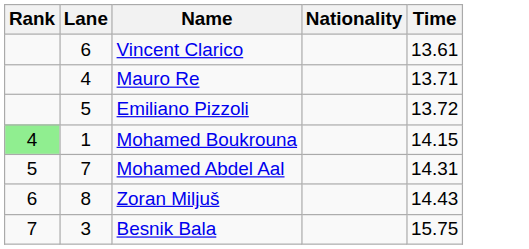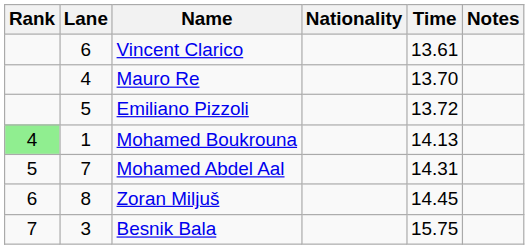+ column: (493, 19)
(435, 79) 13.71 -> (435, 79) 13.70
(435, 139) 14.15 -> (435, 139) 14.13
(435, 199) 14.43 -> (435, 199) 14.45
